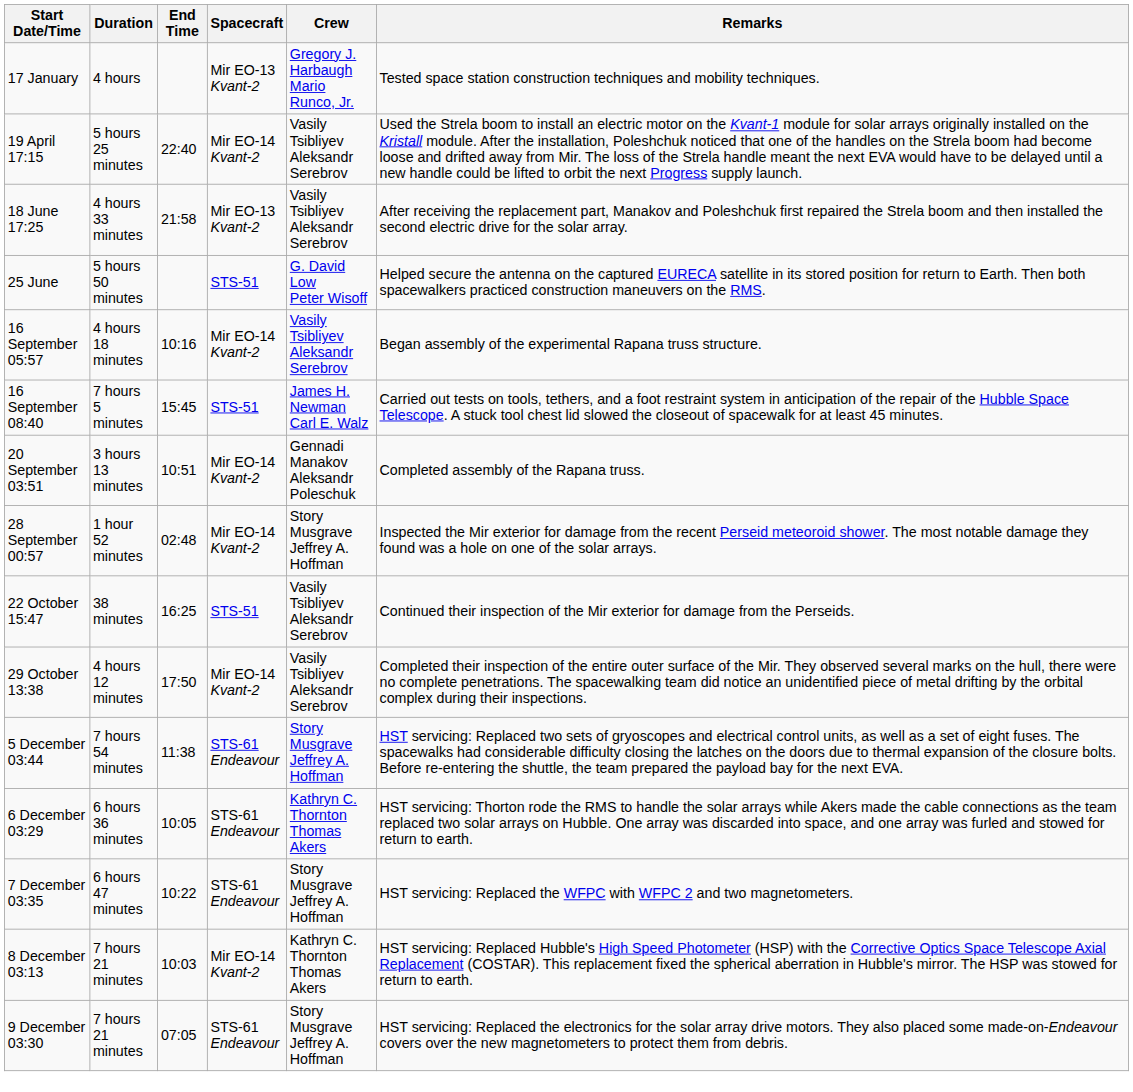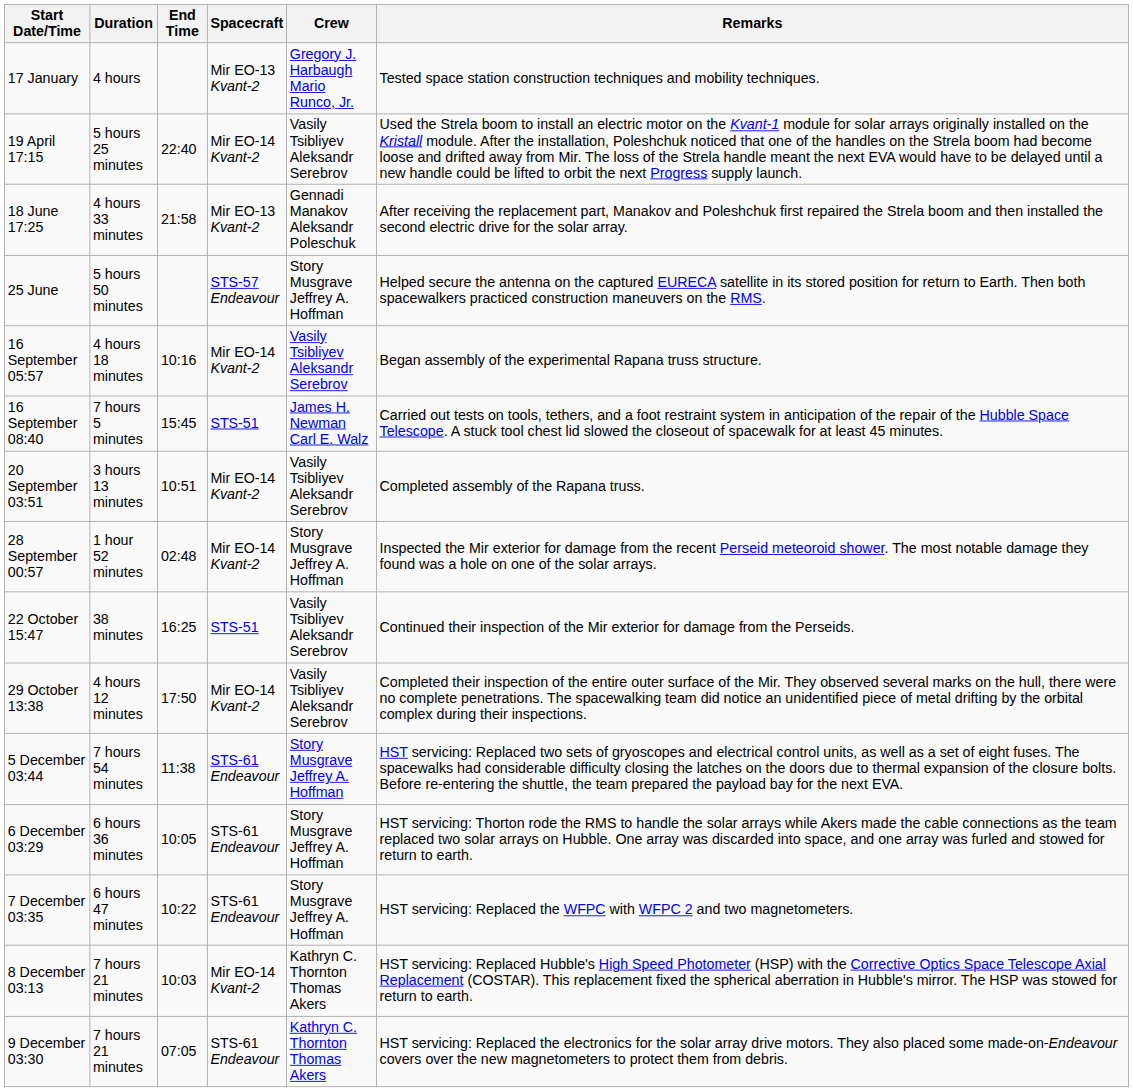(321, 219) Vasily Tsibliyev Aleksandr Serebrov -> (323, 219) Gennadi Manakov Aleksandr Poleschuk
(235, 282) STS-51 -> (245, 290) STS-57 Endeavour
(328, 282) G. David Low Peter Wisoff -> (321, 290) Story Musgrave Jeffrey A. Hoffman
(323, 470) Gennadi Manakov Aleksandr Poleschuk -> (321, 486) Vasily Tsibliyev Aleksandr Serebrov
(323, 823) Kathryn C. Thornton Thomas Akers -> (321, 839) Story Musgrave Jeffrey A. Hoffman
(321, 1035) Story Musgrave Jeffrey A. Hoffman -> (323, 1051) Kathryn C. Thornton Thomas Akers
